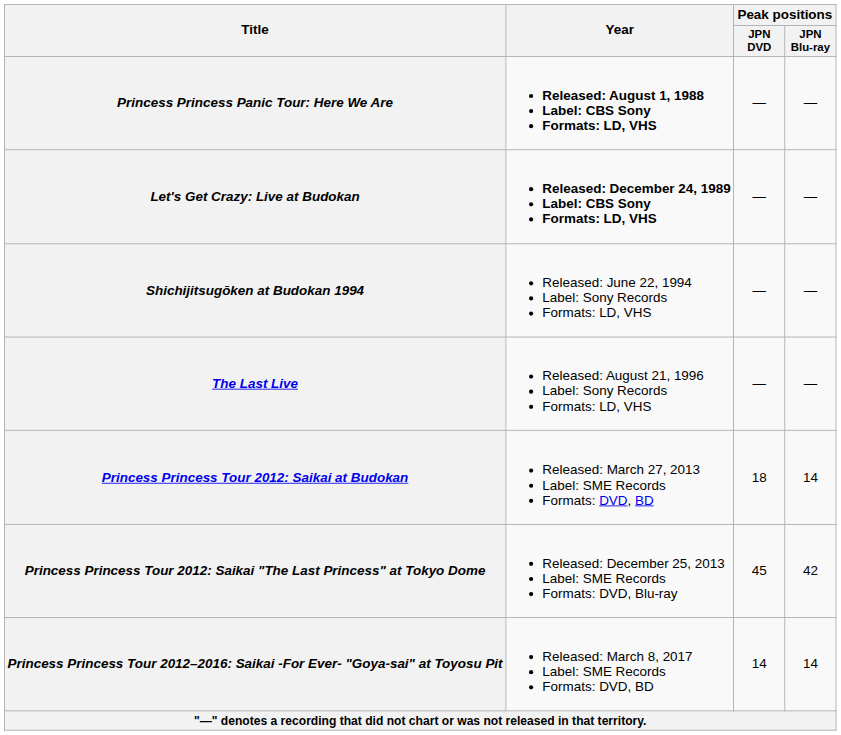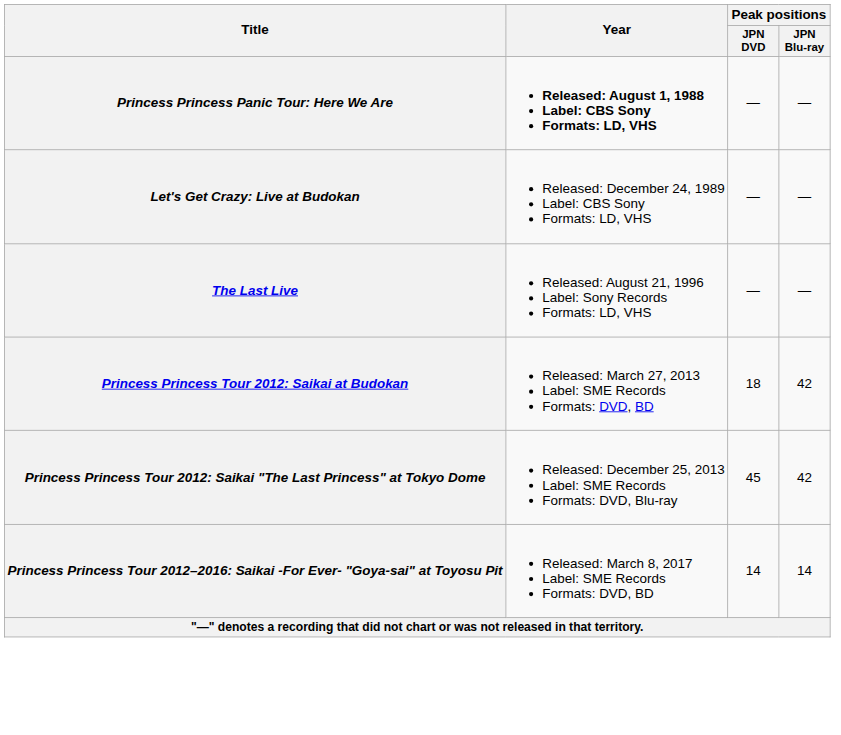(620, 204) bold -> (617, 204) normal
- row: (255, 290)
(810, 477) 14 -> (804, 383) 42
